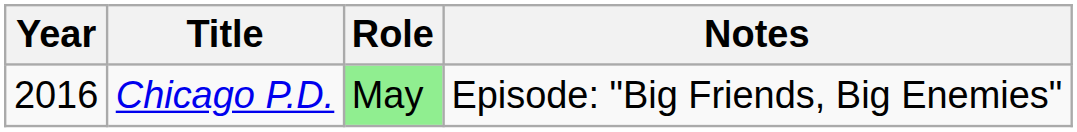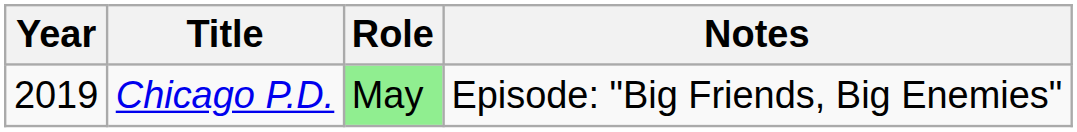(56, 94) 2016 -> (56, 94) 2019
